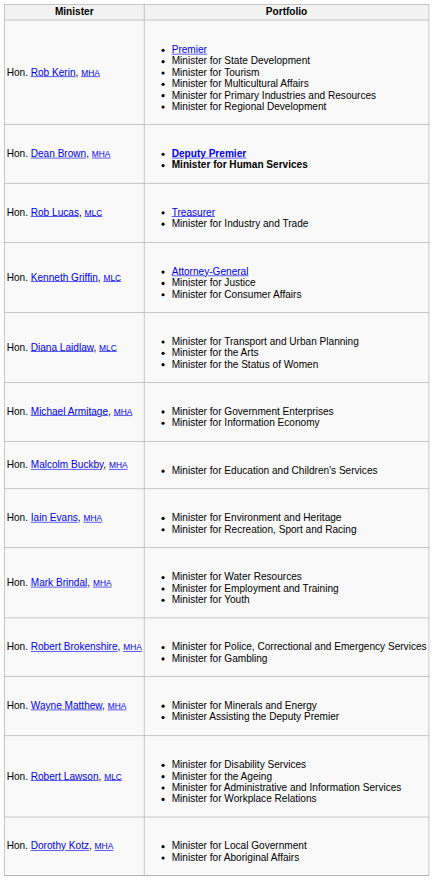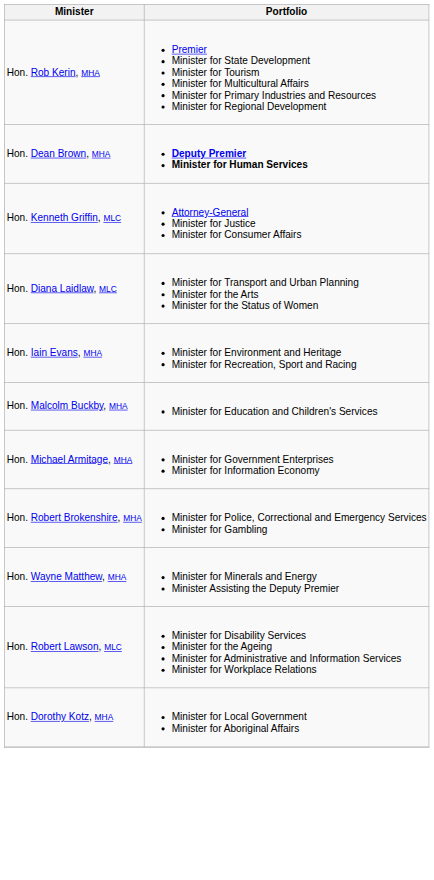- row: (54, 212)
rows swapped: (69, 412) <-> (54, 518)
- row: (59, 582)
